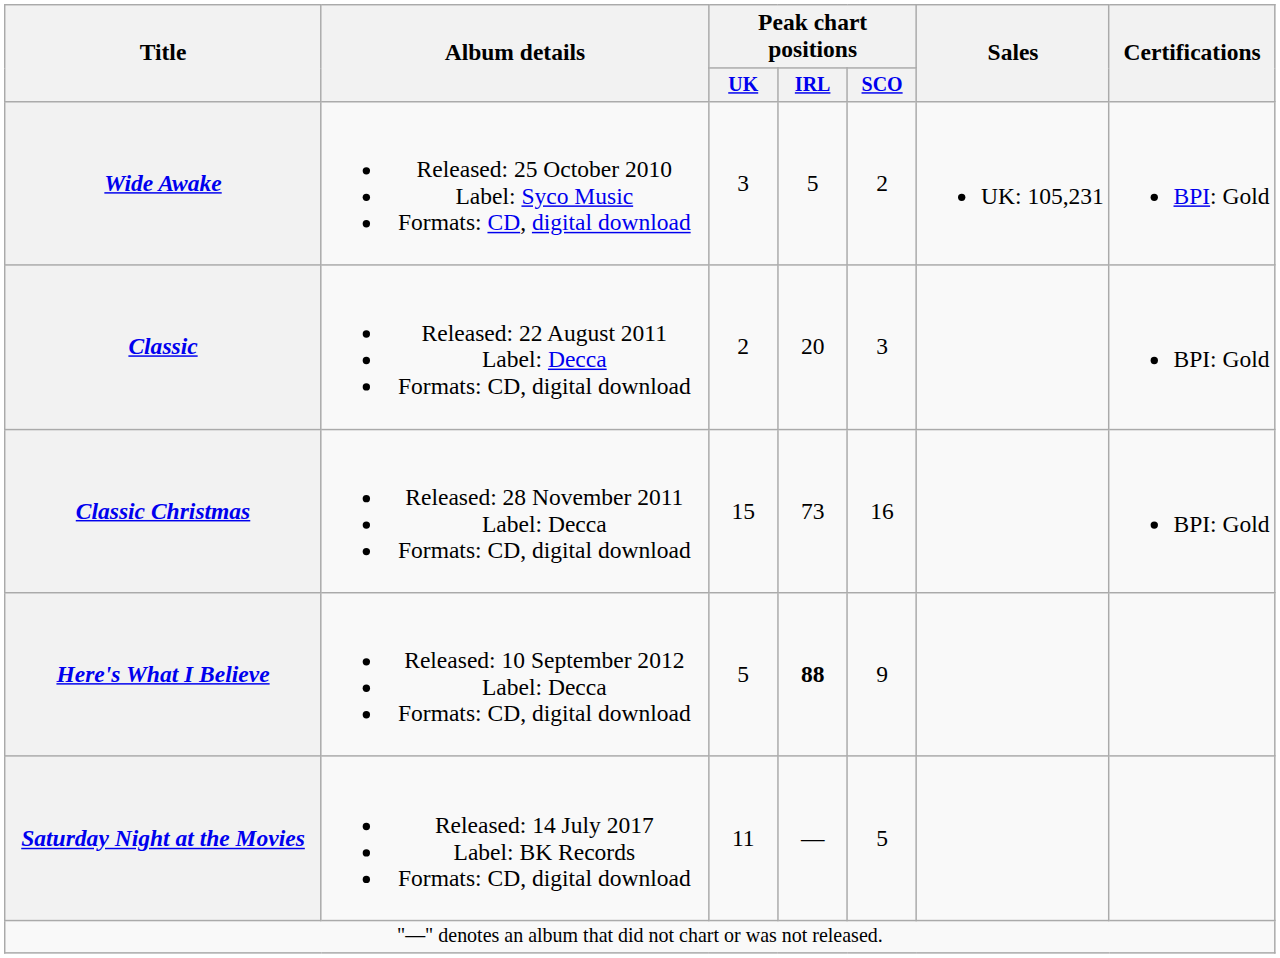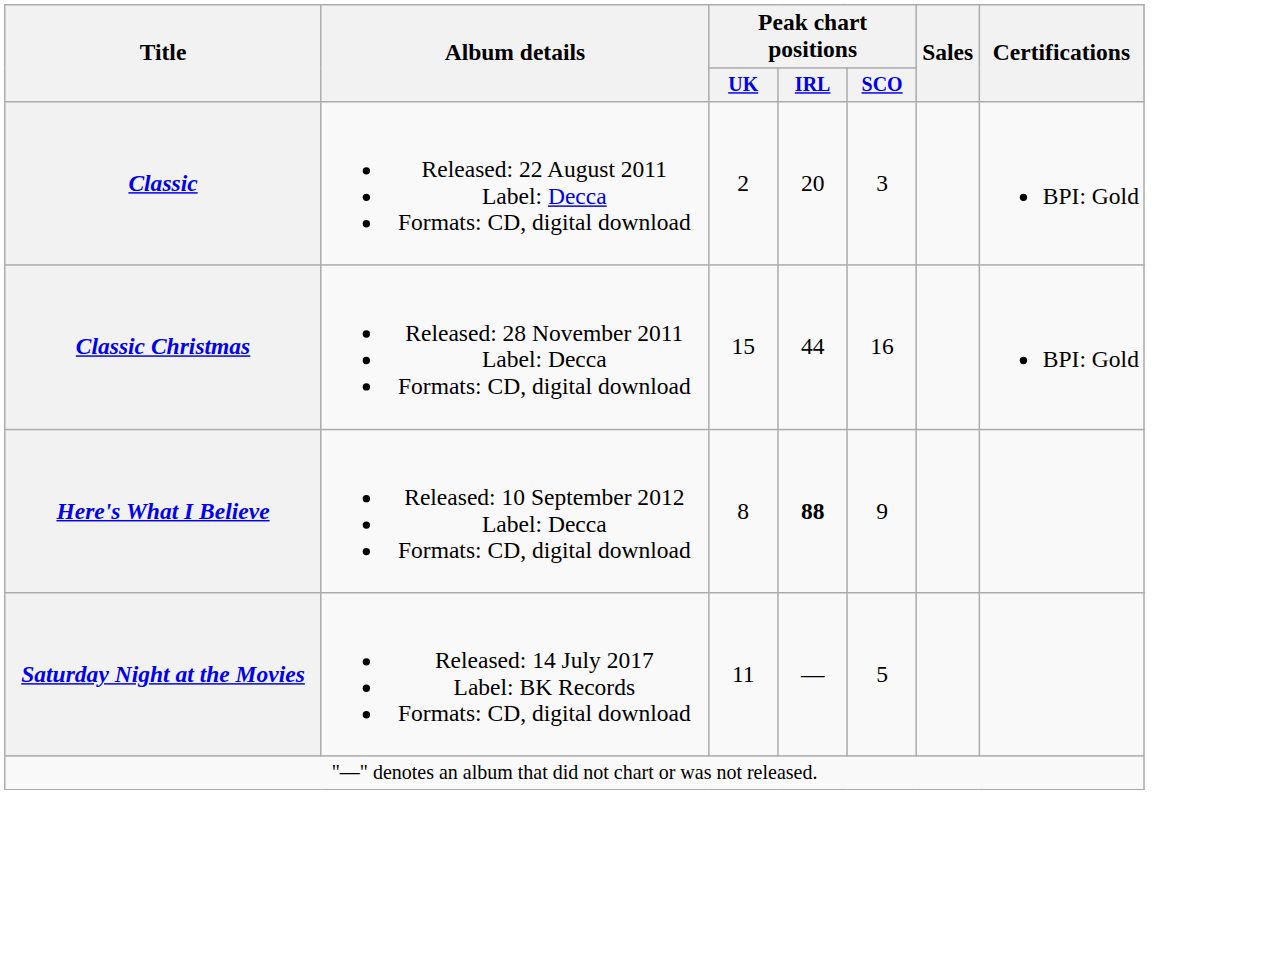- row: (163, 183)
(813, 510) 73 -> (813, 346) 44
(743, 674) 5 -> (743, 510) 8
